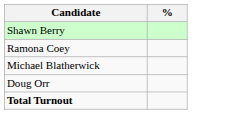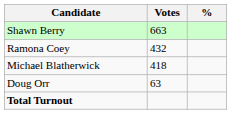+ column: (167, 13)
